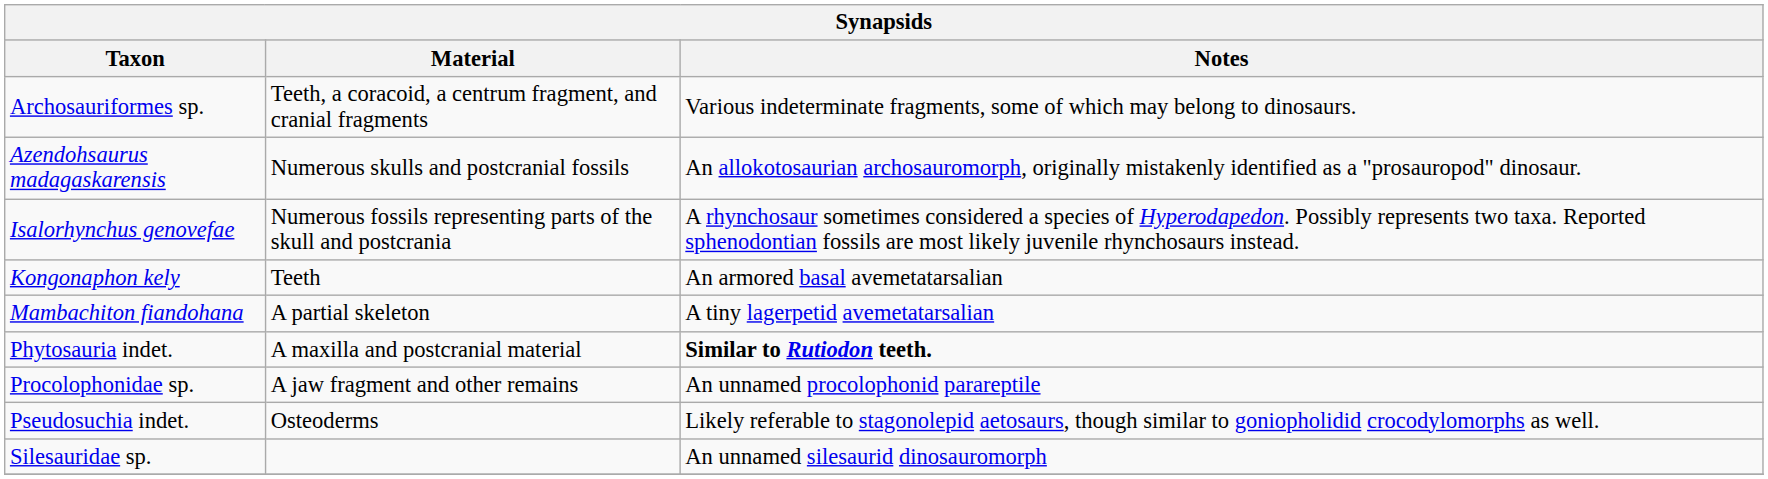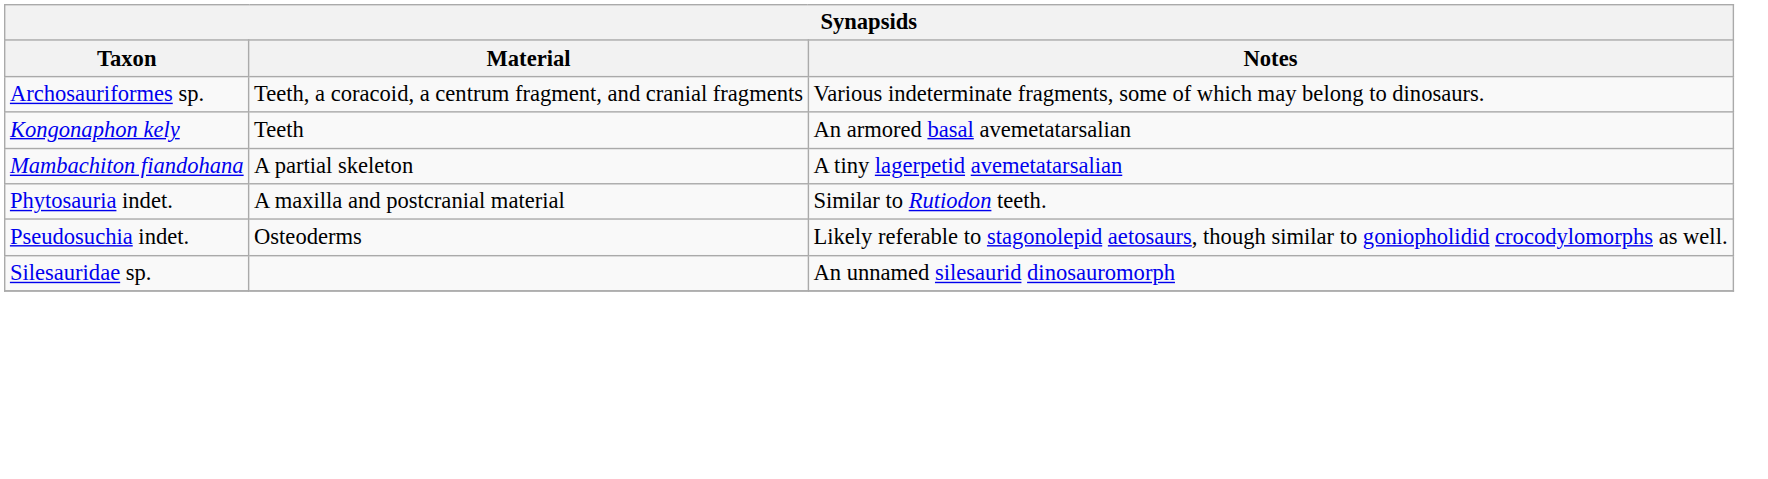- row: (88, 167)
- row: (122, 228)
(809, 348) bold -> (930, 201) normal
- row: (102, 384)
